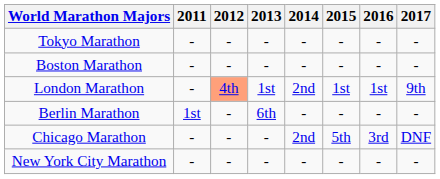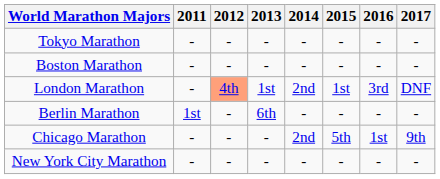(379, 88) 1st -> (379, 88) 3rd
(416, 88) 9th -> (416, 88) DNF
(379, 137) 3rd -> (379, 137) 1st
(416, 137) DNF -> (416, 137) 9th
